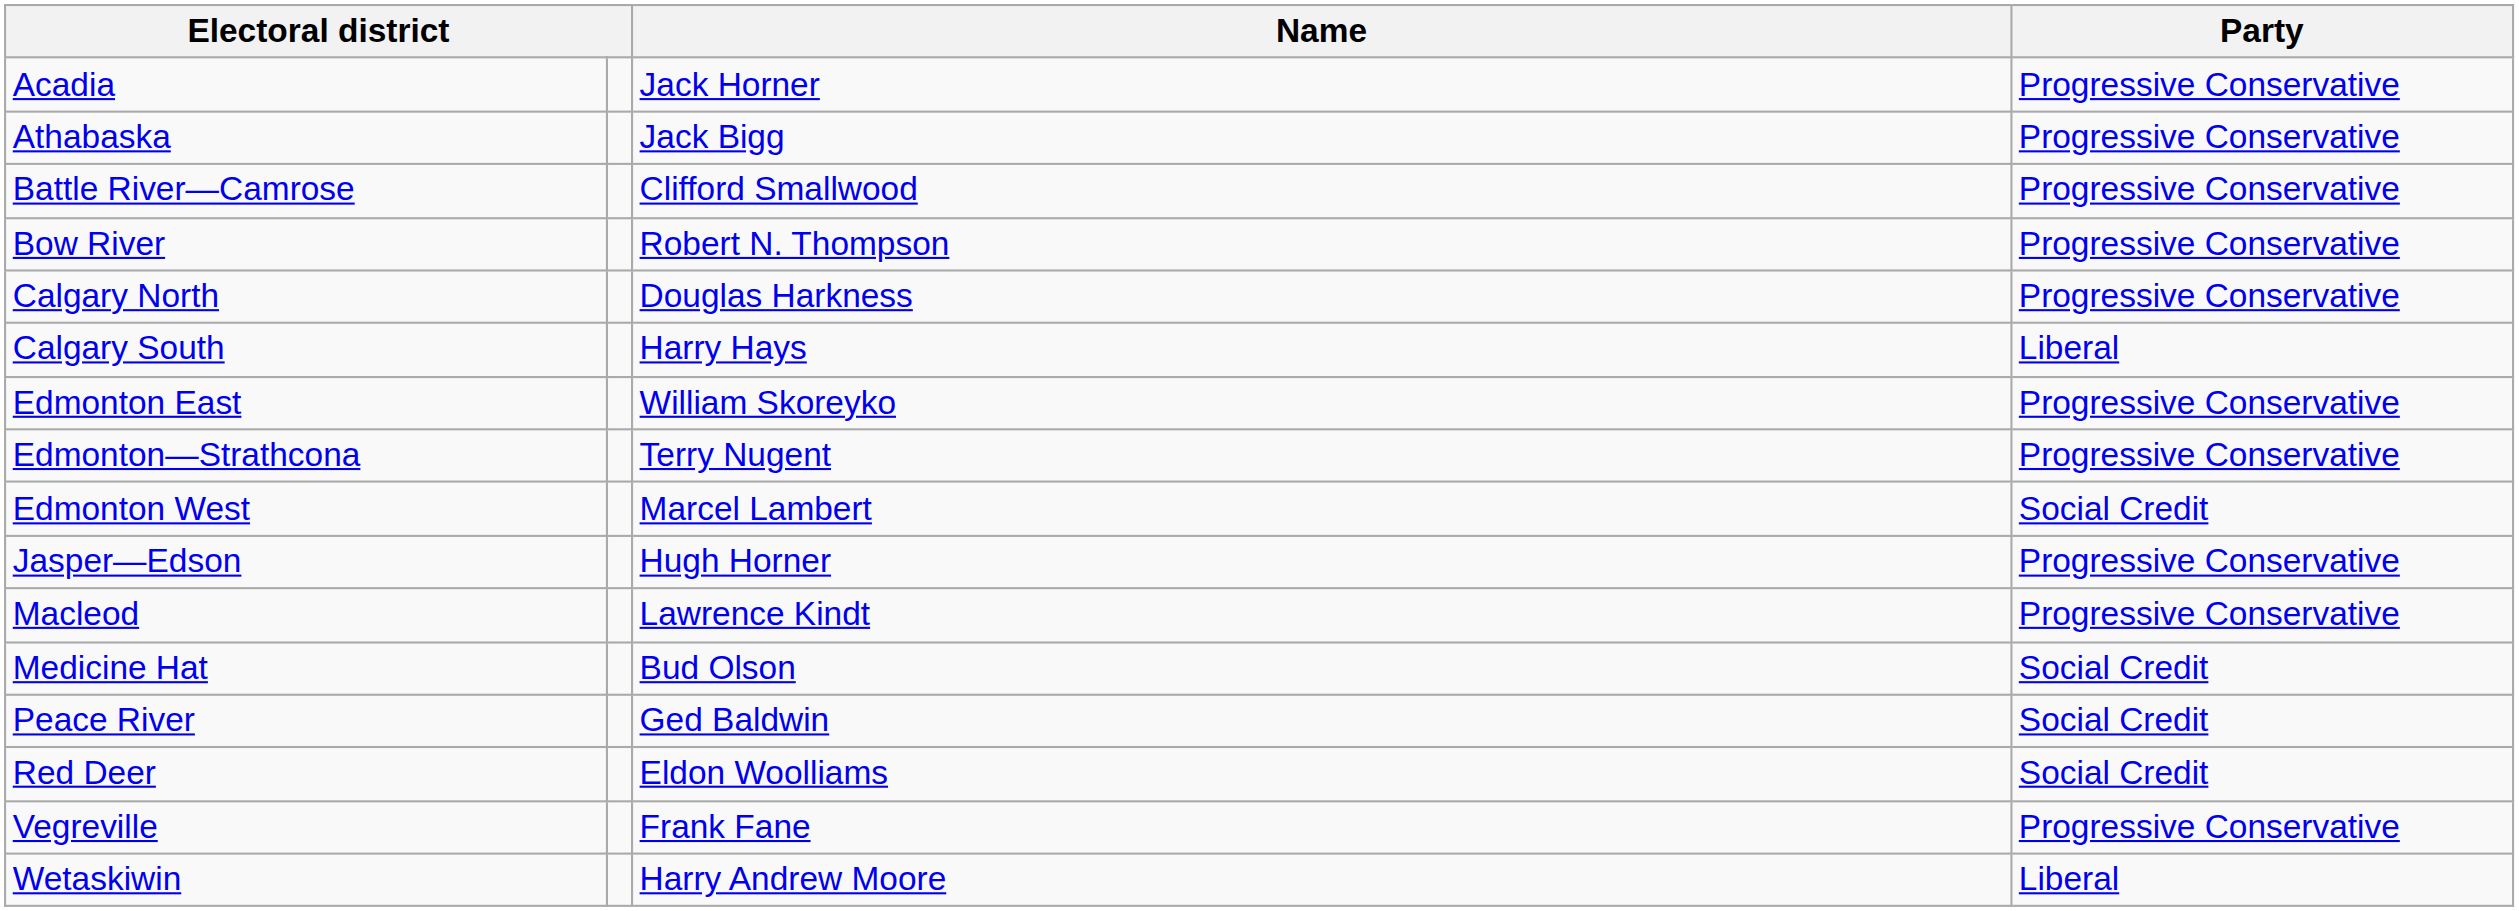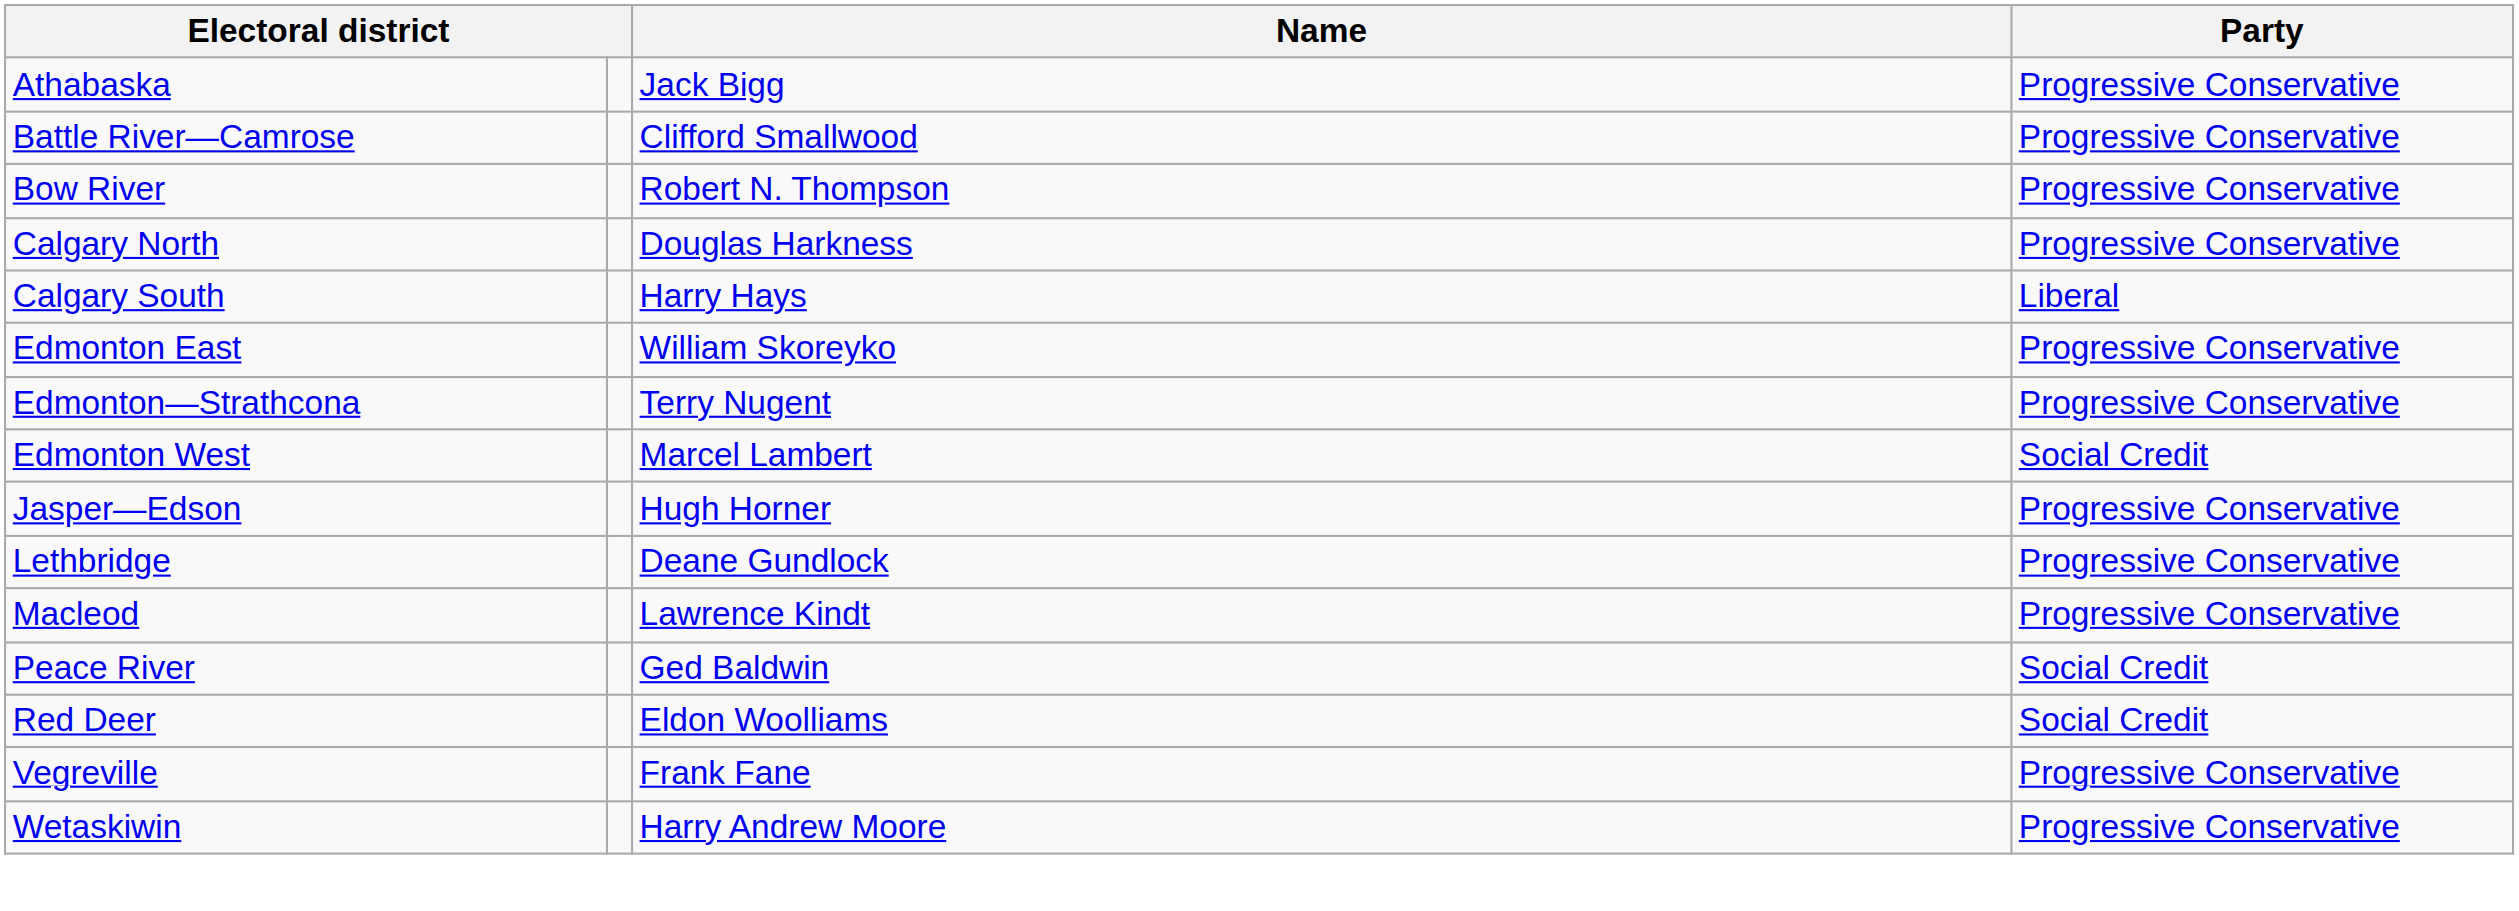- row: (64, 84)
+ row: (92, 561)
- row: (110, 667)
(2069, 879) Liberal -> (2209, 826) Progressive Conservative
